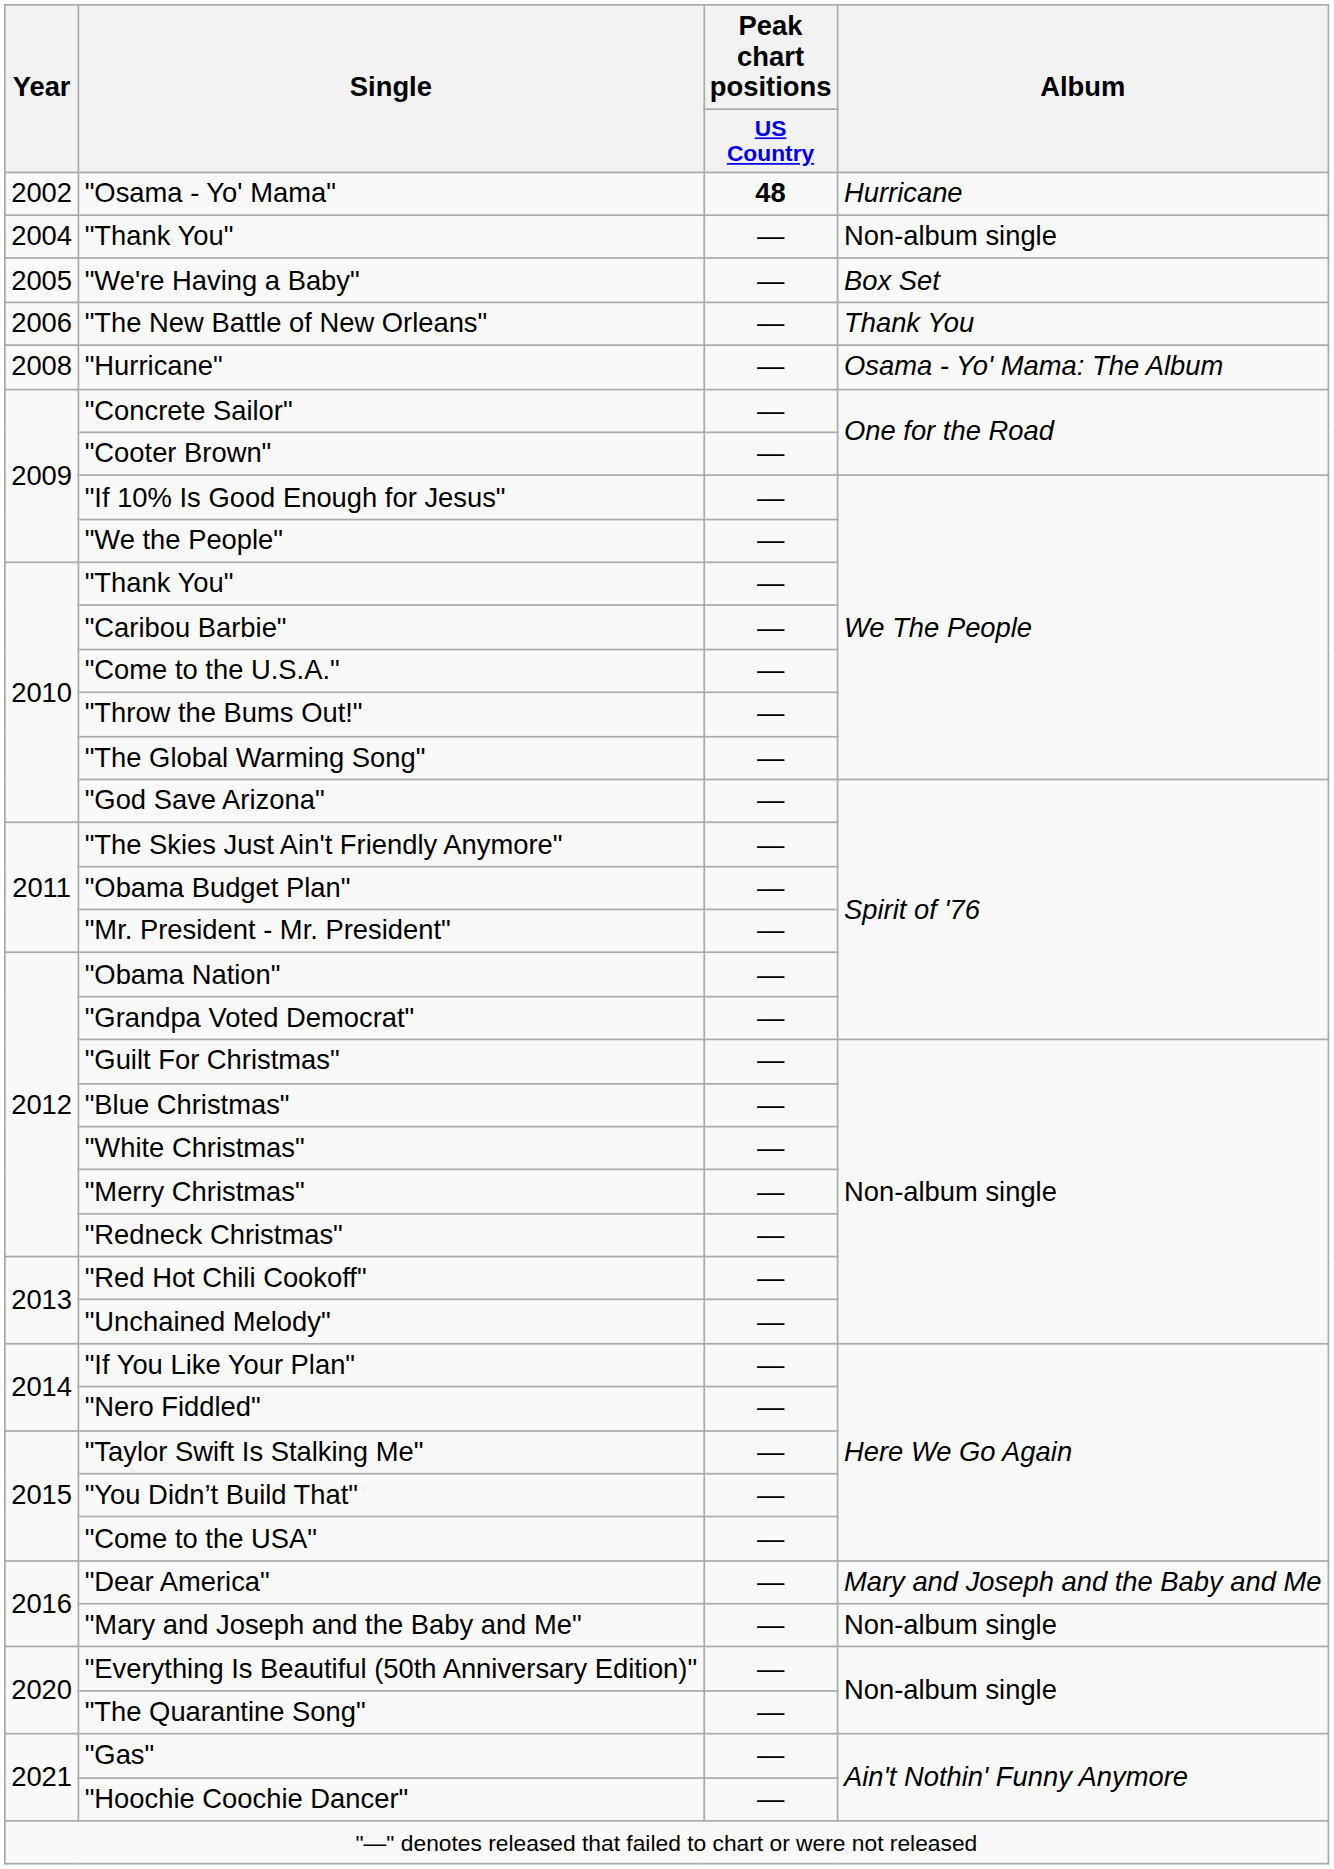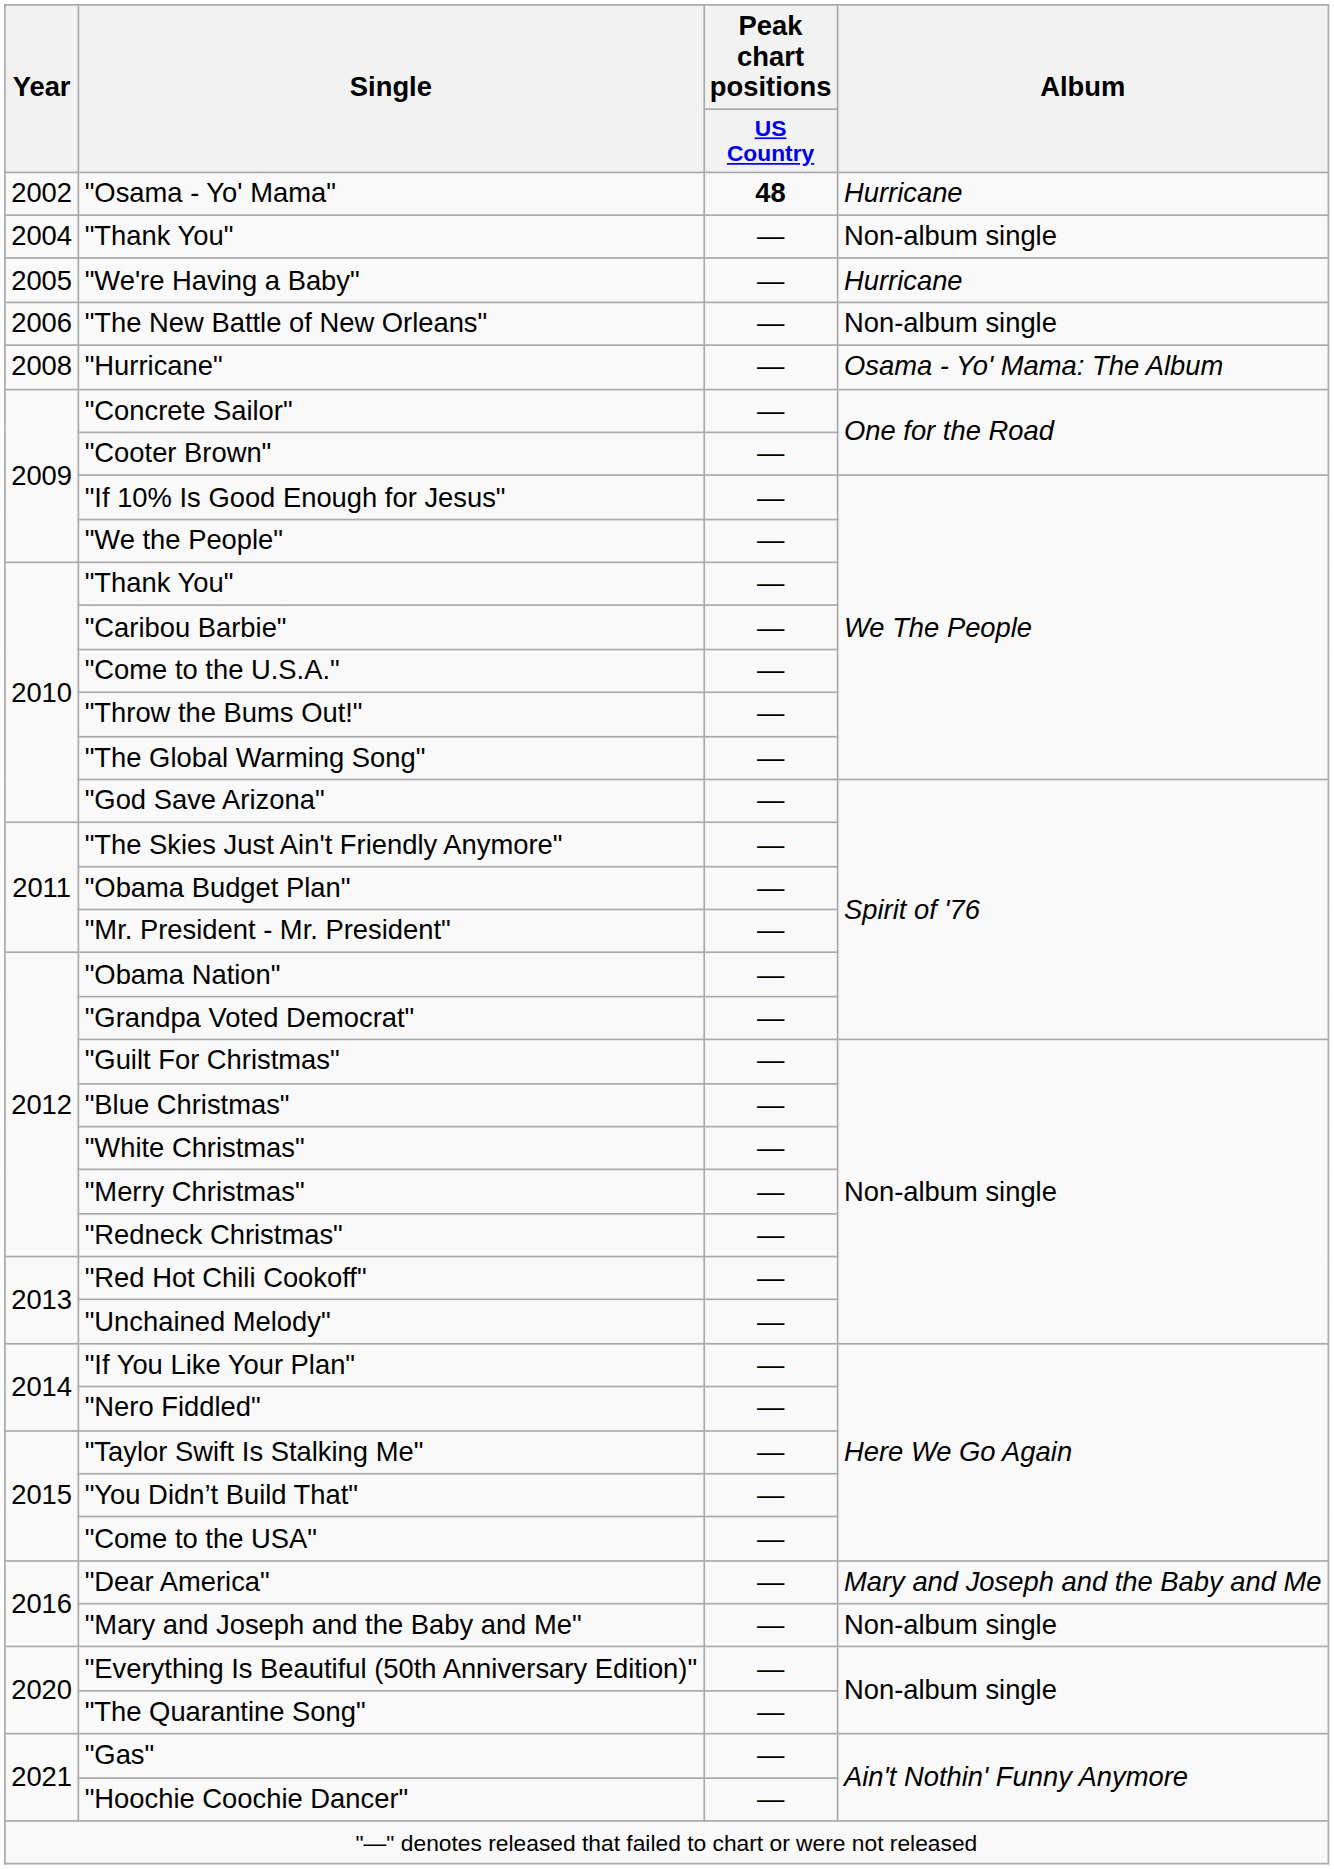(892, 280) Box Set -> (903, 280) Hurricane
(909, 323) Thank You -> (950, 323) Non-album single
